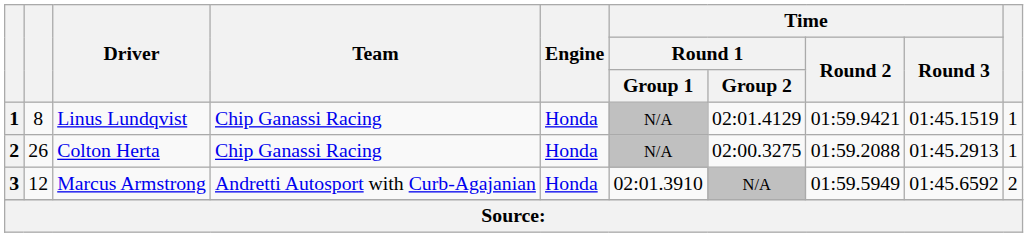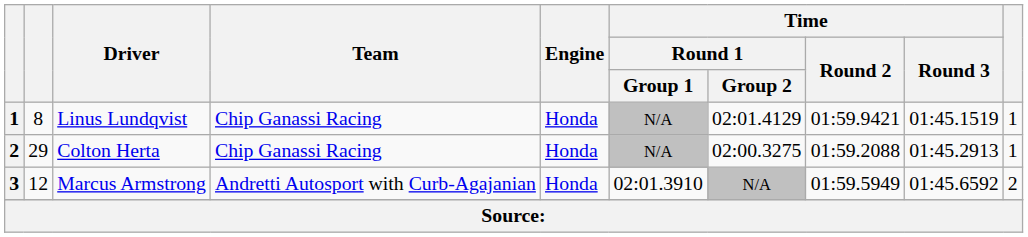(38, 151) 26 -> (38, 151) 29
